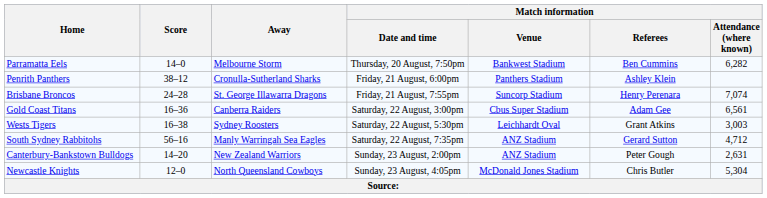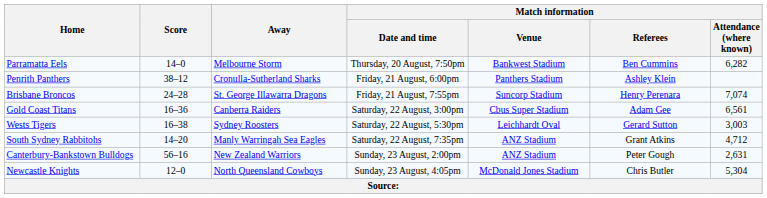(650, 125) Grant Atkins -> (650, 125) Gerard Sutton
(176, 140) 56–16 -> (176, 140) 14–20
(650, 140) Gerard Sutton -> (650, 140) Grant Atkins
(176, 155) 14–20 -> (176, 155) 56–16
